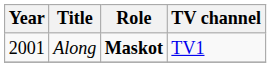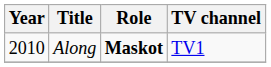(27, 47) 2001 -> (27, 47) 2010
